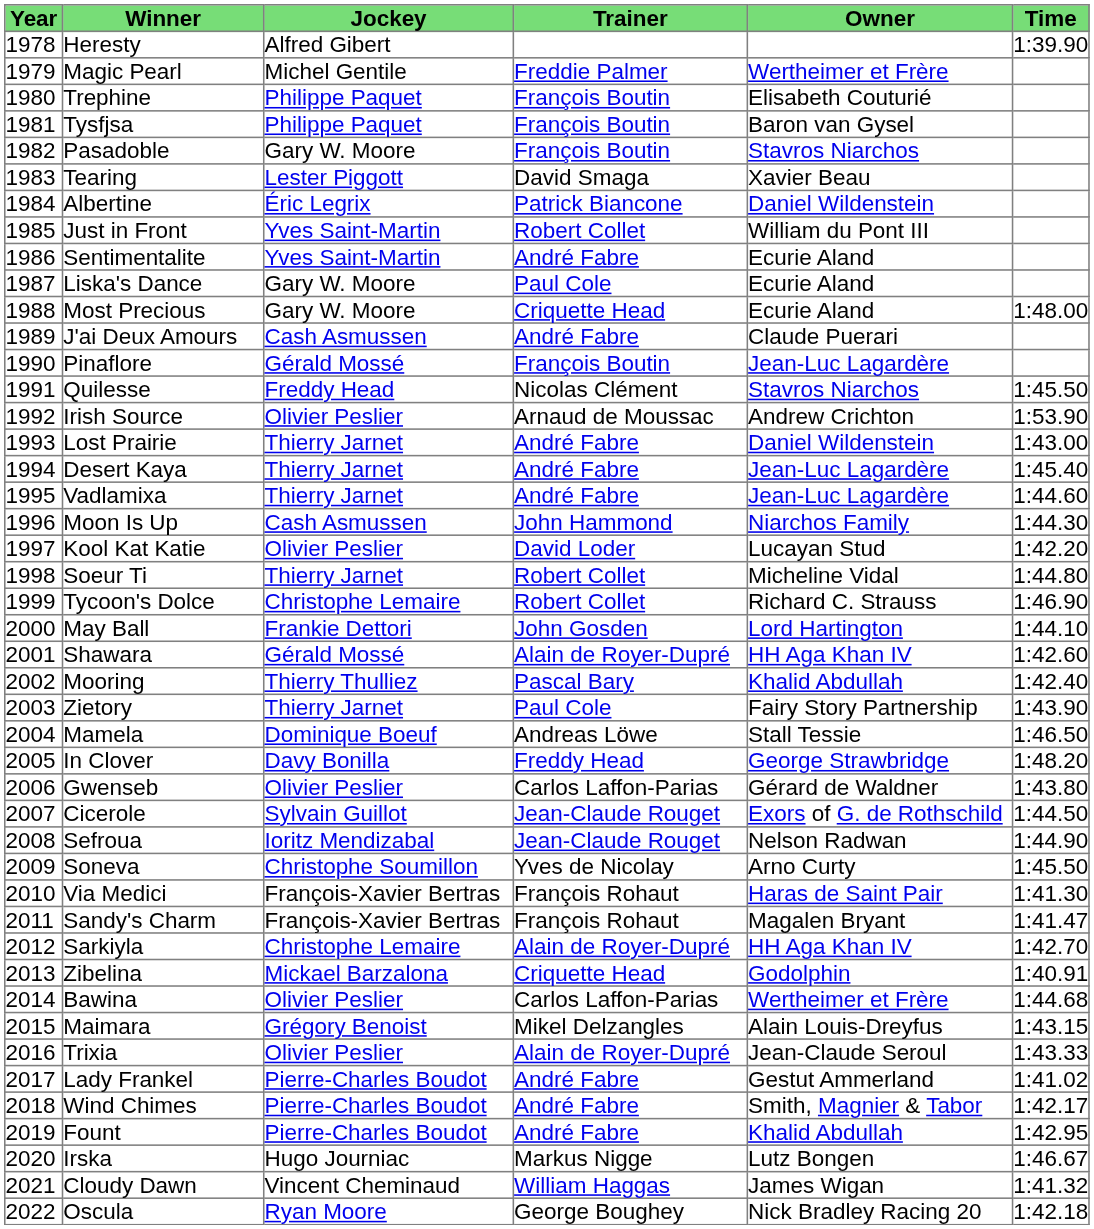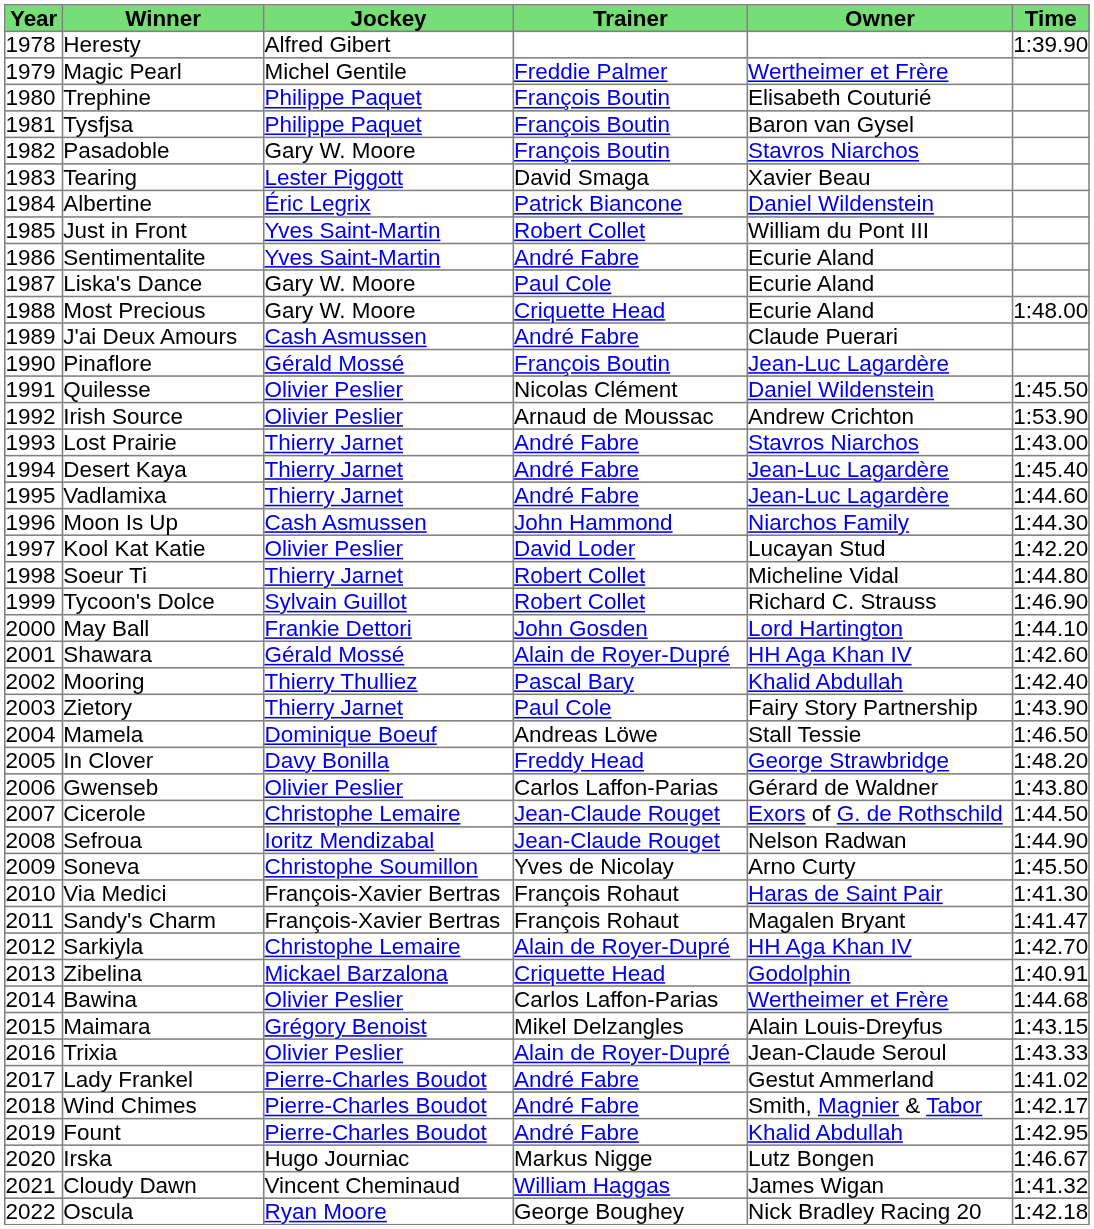(329, 389) Freddy Head -> (334, 389) Olivier Peslier
(834, 389) Stavros Niarchos -> (841, 389) Daniel Wildenstein
(841, 442) Daniel Wildenstein -> (834, 442) Stavros Niarchos
(362, 601) Christophe Lemaire -> (336, 601) Sylvain Guillot
(336, 814) Sylvain Guillot -> (362, 814) Christophe Lemaire
